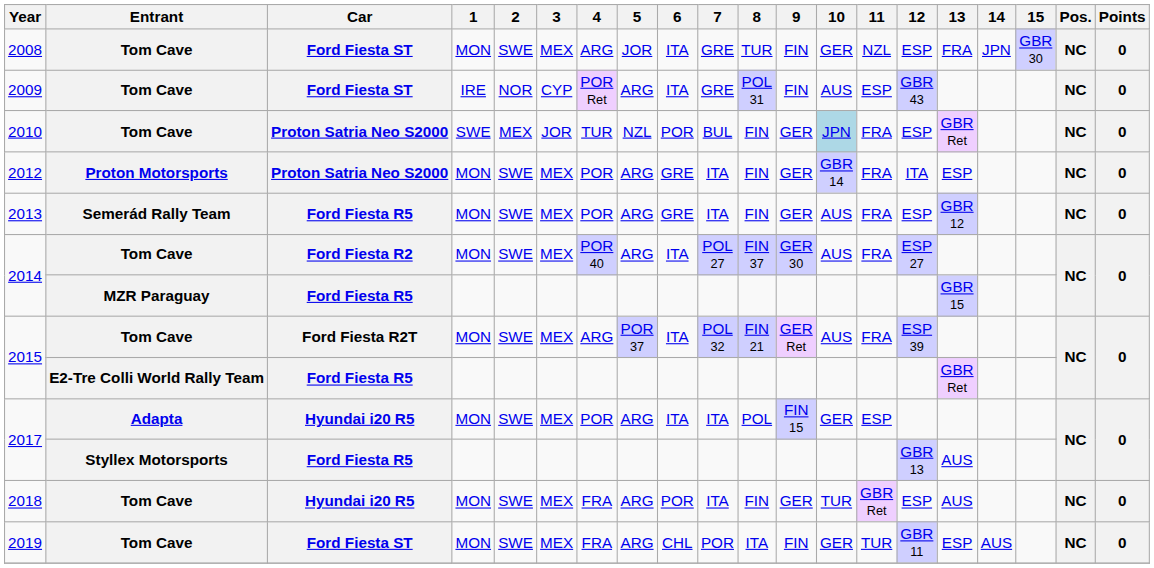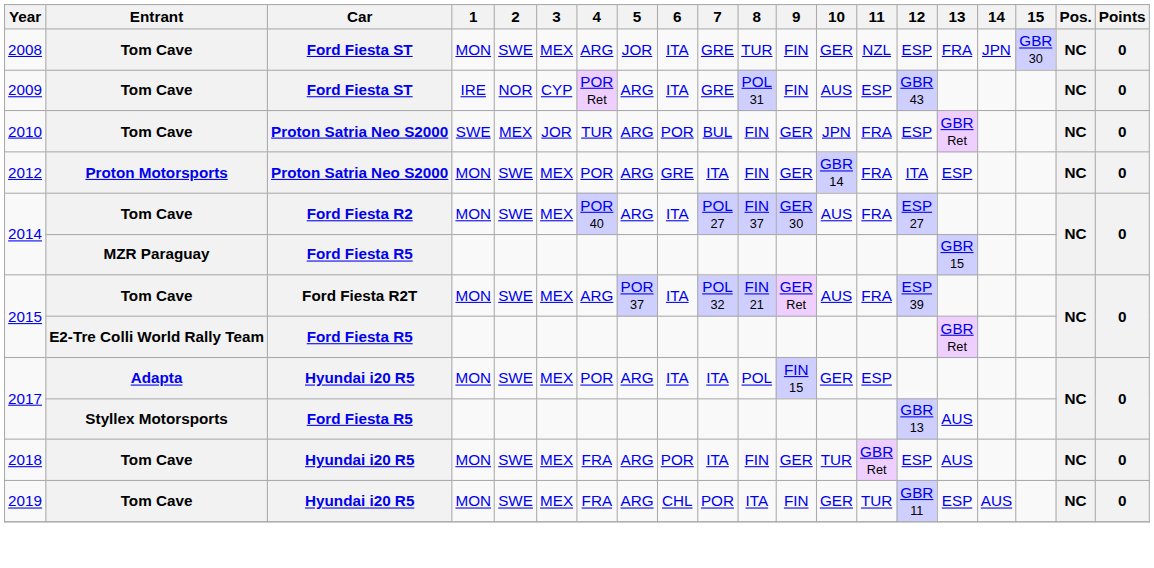(637, 132) NZL -> (637, 132) ARG
(836, 132) lightblue background -> (836, 132) no background
- row: (25, 214)
(360, 542) Ford Fiesta ST -> (360, 501) Hyundai i20 R5
